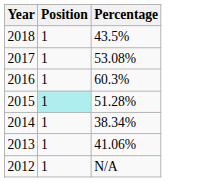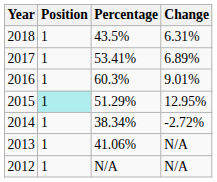+ column: (187, 15)
(115, 58) 53.08% -> (115, 58) 53.41%
(115, 101) 51.28% -> (115, 101) 51.29%
